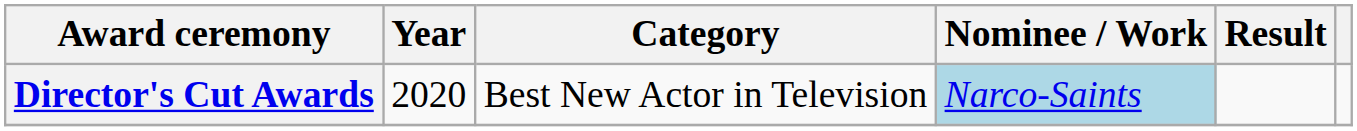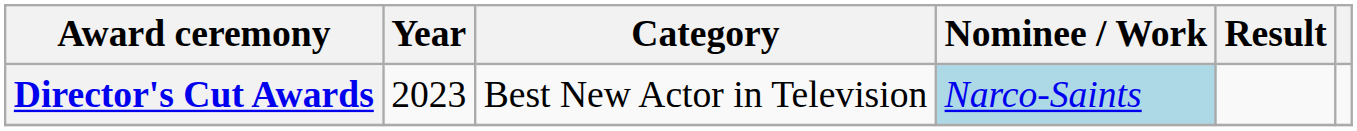(429, 93) 2020 -> (429, 93) 2023
